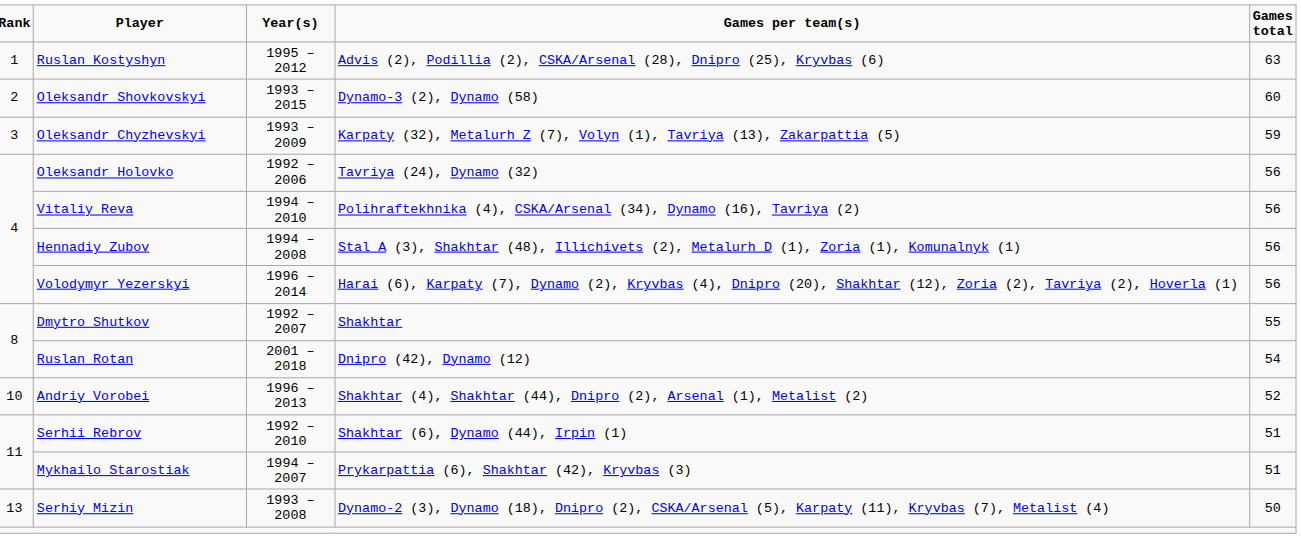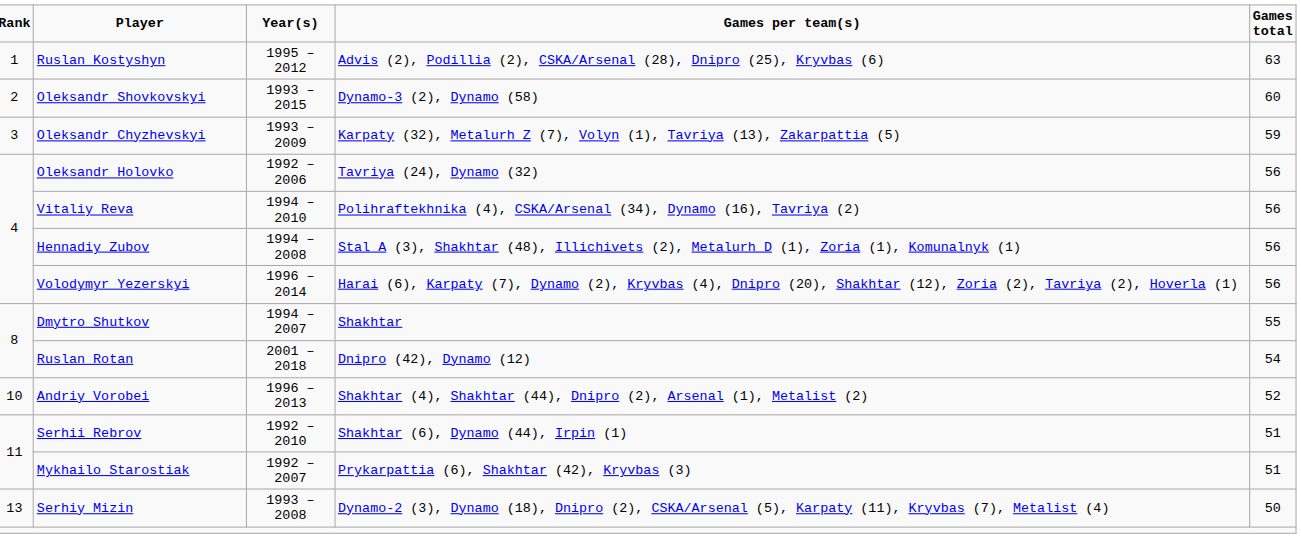(290, 322) 1992 – 2007 -> (290, 322) 1994 – 2007
(290, 471) 1994 – 2007 -> (290, 471) 1992 – 2007
